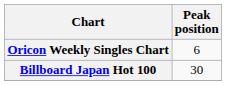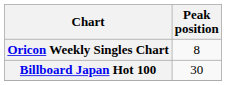(197, 49) 6 -> (197, 49) 8
